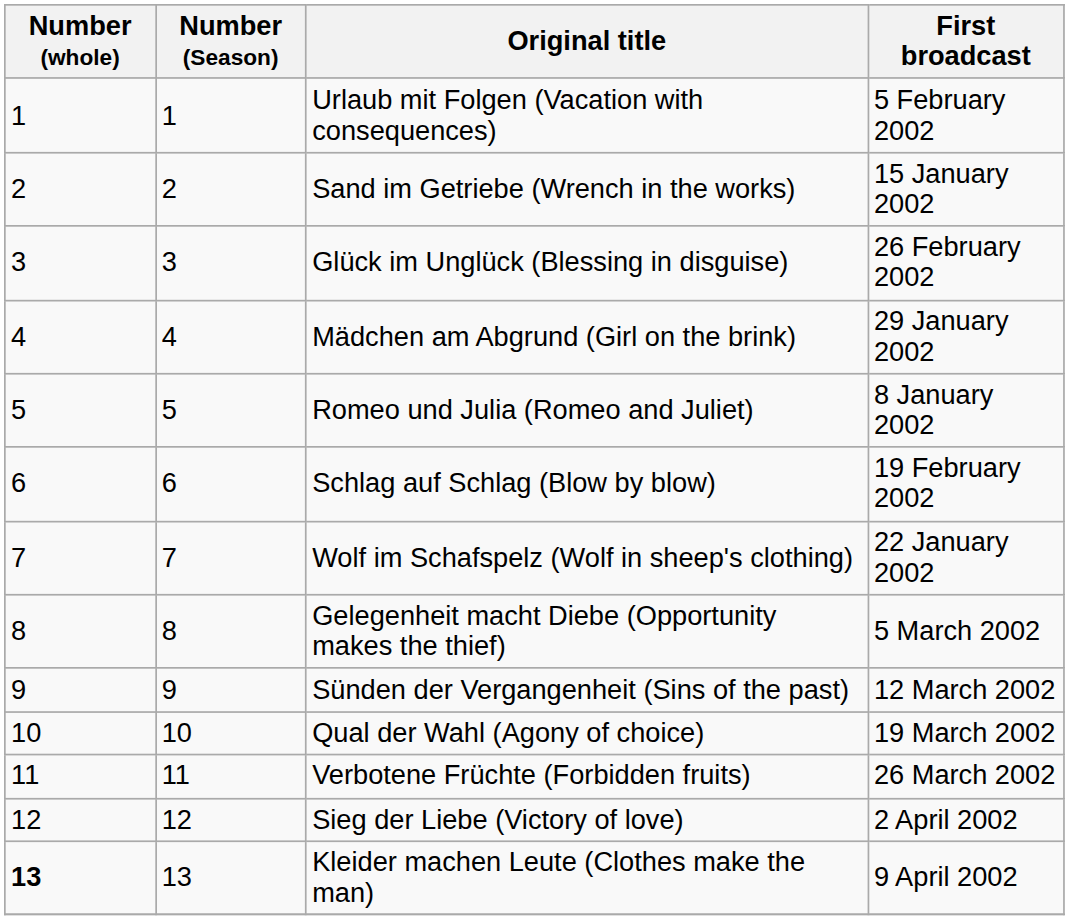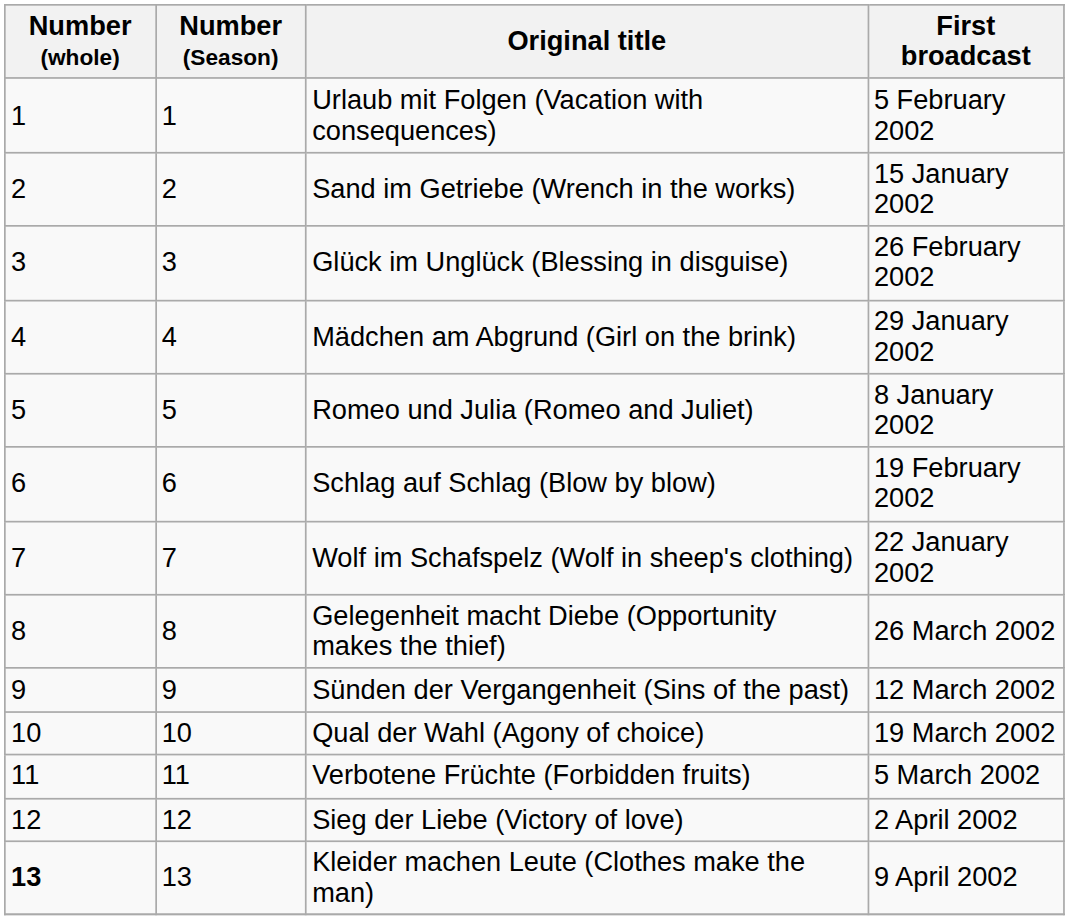(957, 631) 5 March 2002 -> (965, 631) 26 March 2002
(965, 775) 26 March 2002 -> (957, 775) 5 March 2002
